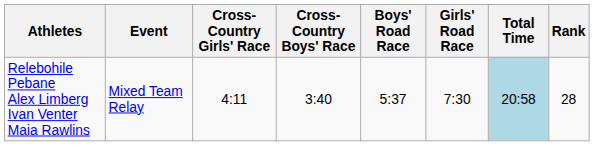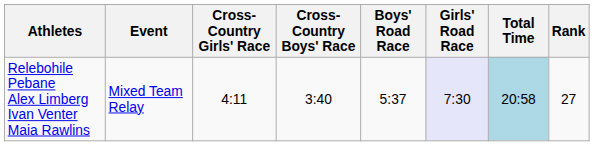(457, 99) no background -> (457, 99) lavender background
(569, 99) 28 -> (569, 99) 27
